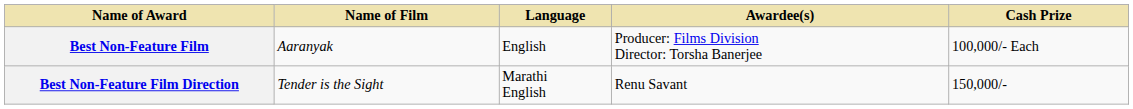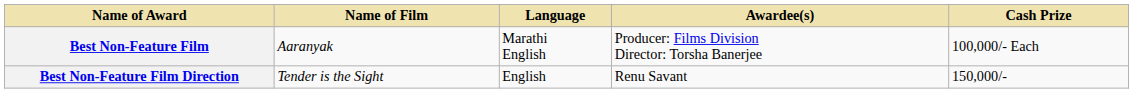(524, 46) English -> (525, 46) Marathi English
(525, 84) Marathi English -> (524, 76) English
